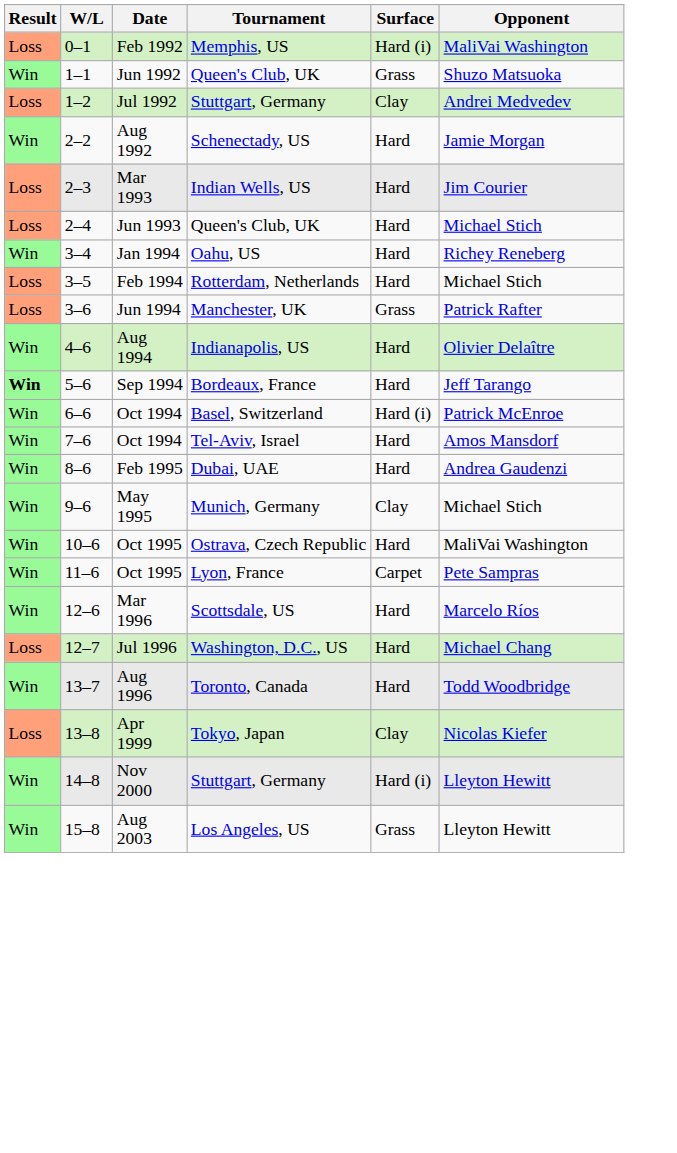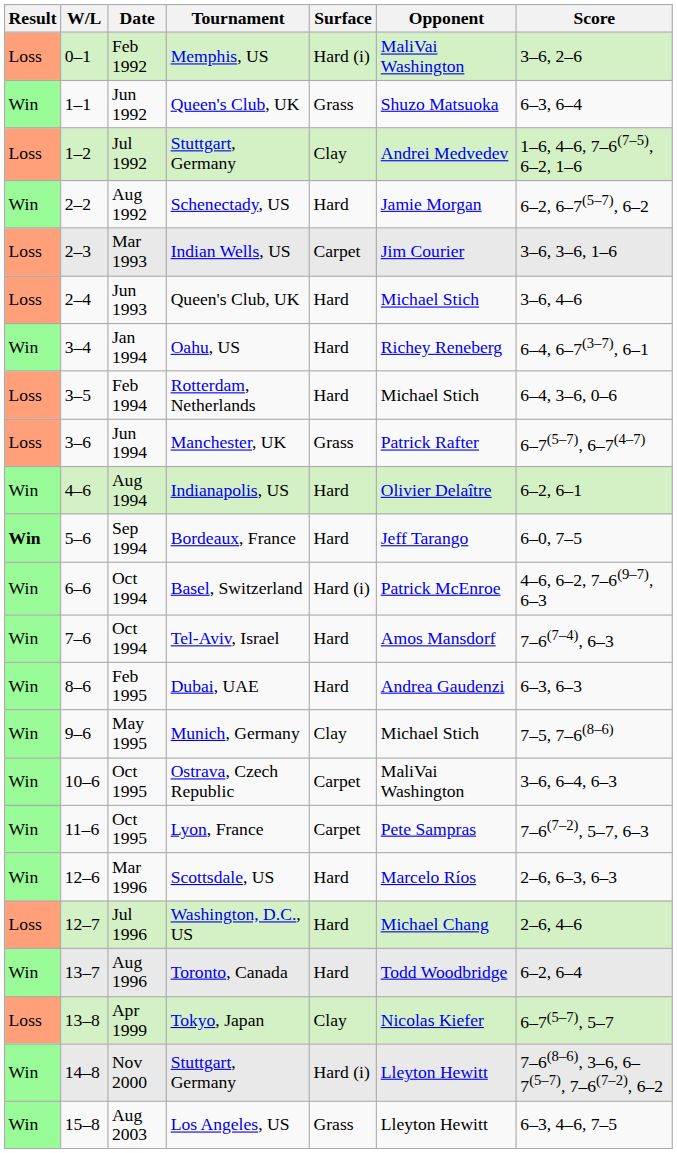+ column: (594, 18)
(393, 187) Hard -> (337, 251) Carpet
(393, 544) Hard -> (337, 781) Carpet
